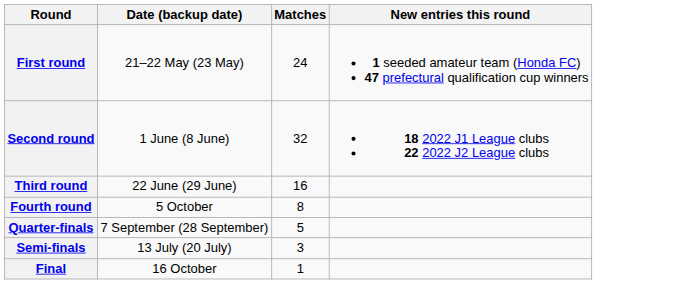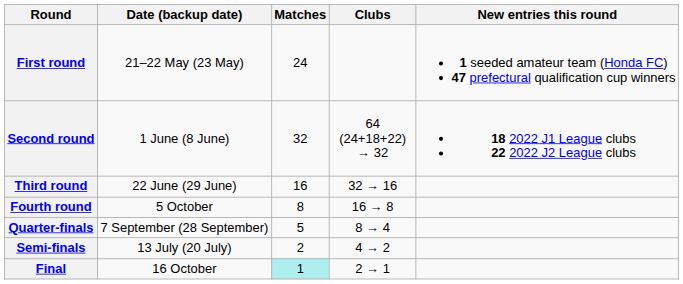+ column: (373, 14)
(300, 248) 3 -> (300, 248) 2
(300, 268) no background -> (300, 268) paleturquoise background
